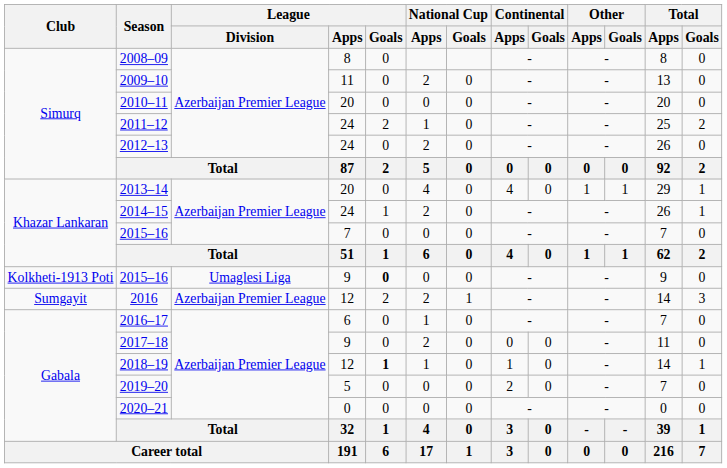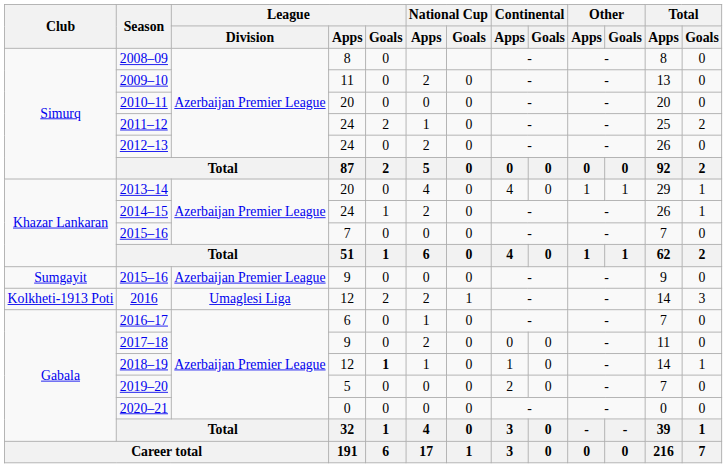(61, 277) Kolkheti-1913 Poti -> (61, 277) Sumgayit
(250, 277) Umaglesi Liga -> (250, 277) Azerbaijan Premier League
(386, 277) bold -> (386, 277) normal
(61, 299) Sumgayit -> (61, 299) Kolkheti-1913 Poti
(250, 299) Azerbaijan Premier League -> (250, 299) Umaglesi Liga
